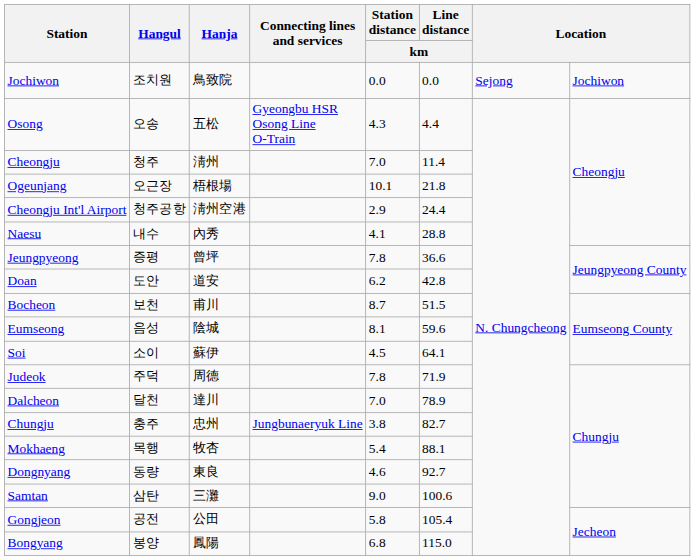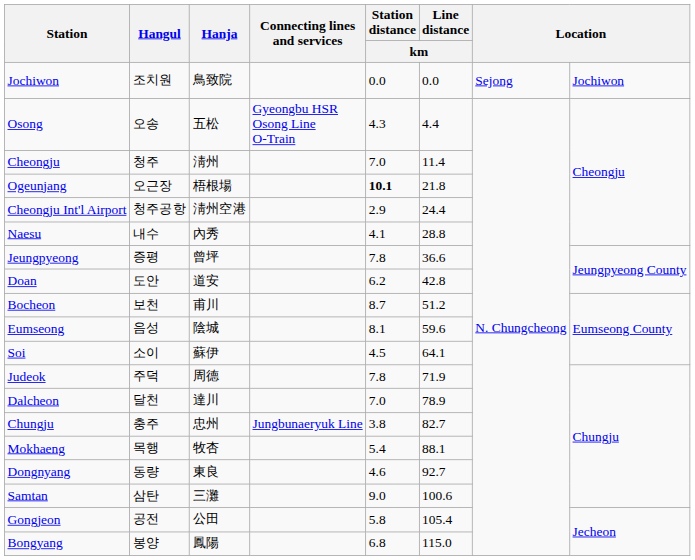(381, 185) normal -> (381, 185) bold
(434, 305) 51.5 -> (434, 305) 51.2
